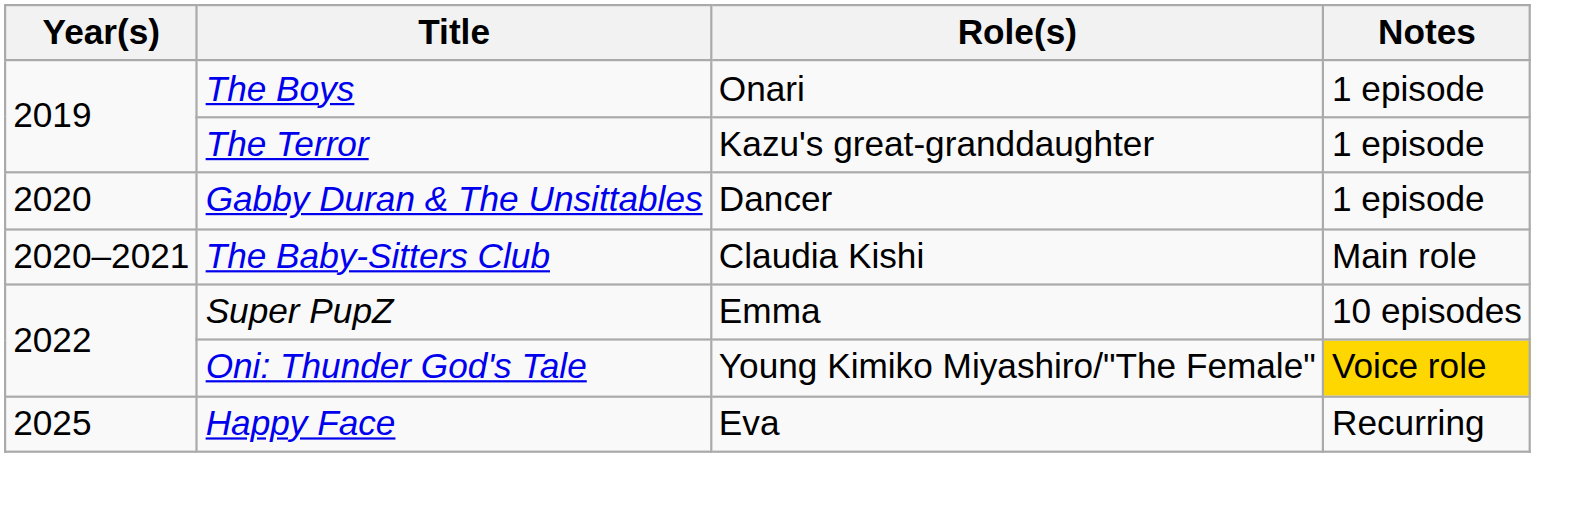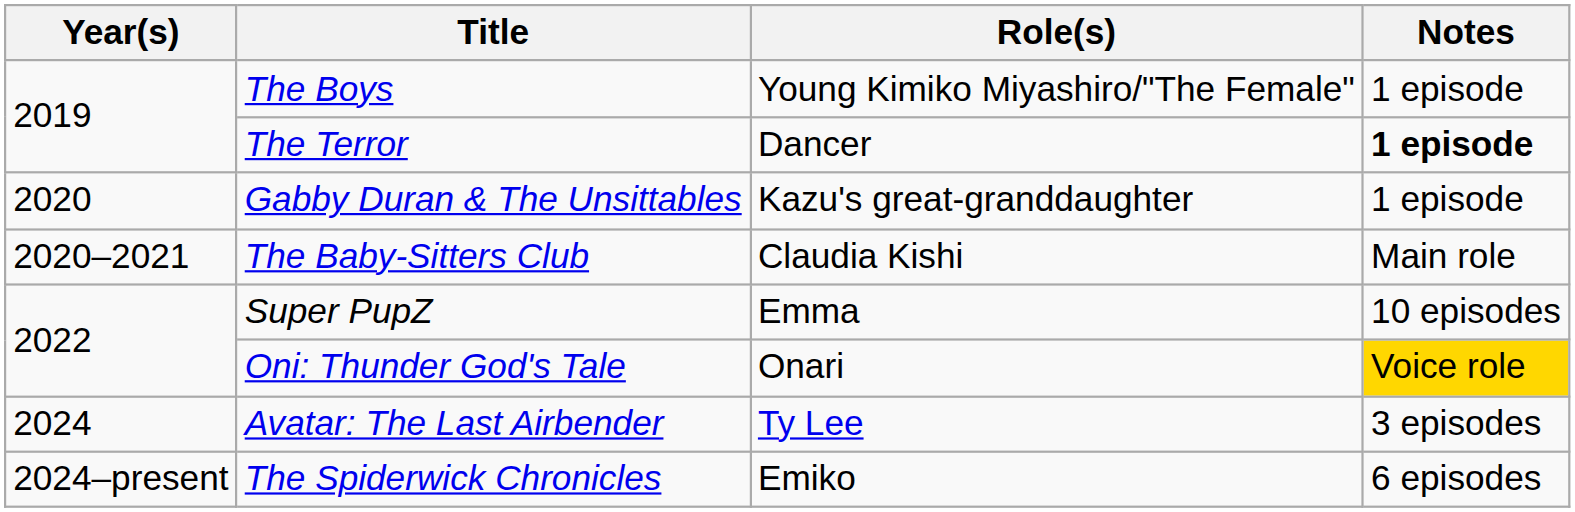(762, 88) Onari -> (1056, 88) Young Kimiko Miyashiro/"The Female"
(936, 144) Kazu's great-granddaughter -> (815, 144) Dancer
(1408, 144) normal -> (1452, 144) bold
(776, 199) Dancer -> (976, 199) Kazu's great-granddaughter
(1017, 367) Young Kimiko Miyashiro/"The Female" -> (801, 367) Onari
+ row: (454, 423)
+ row: (453, 479)
- row: (301, 423)
